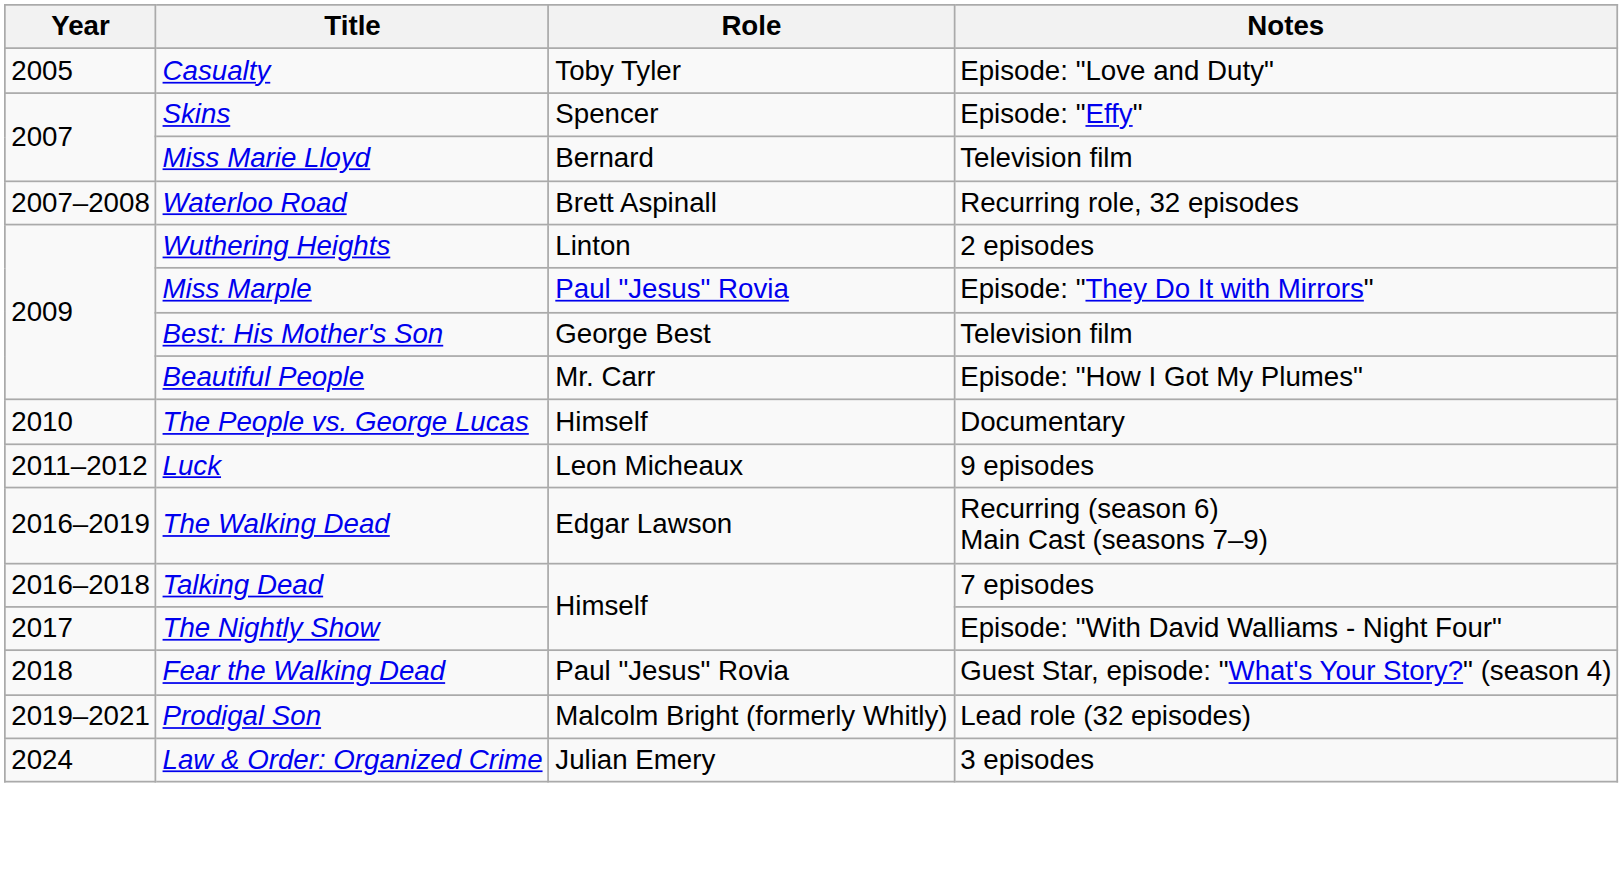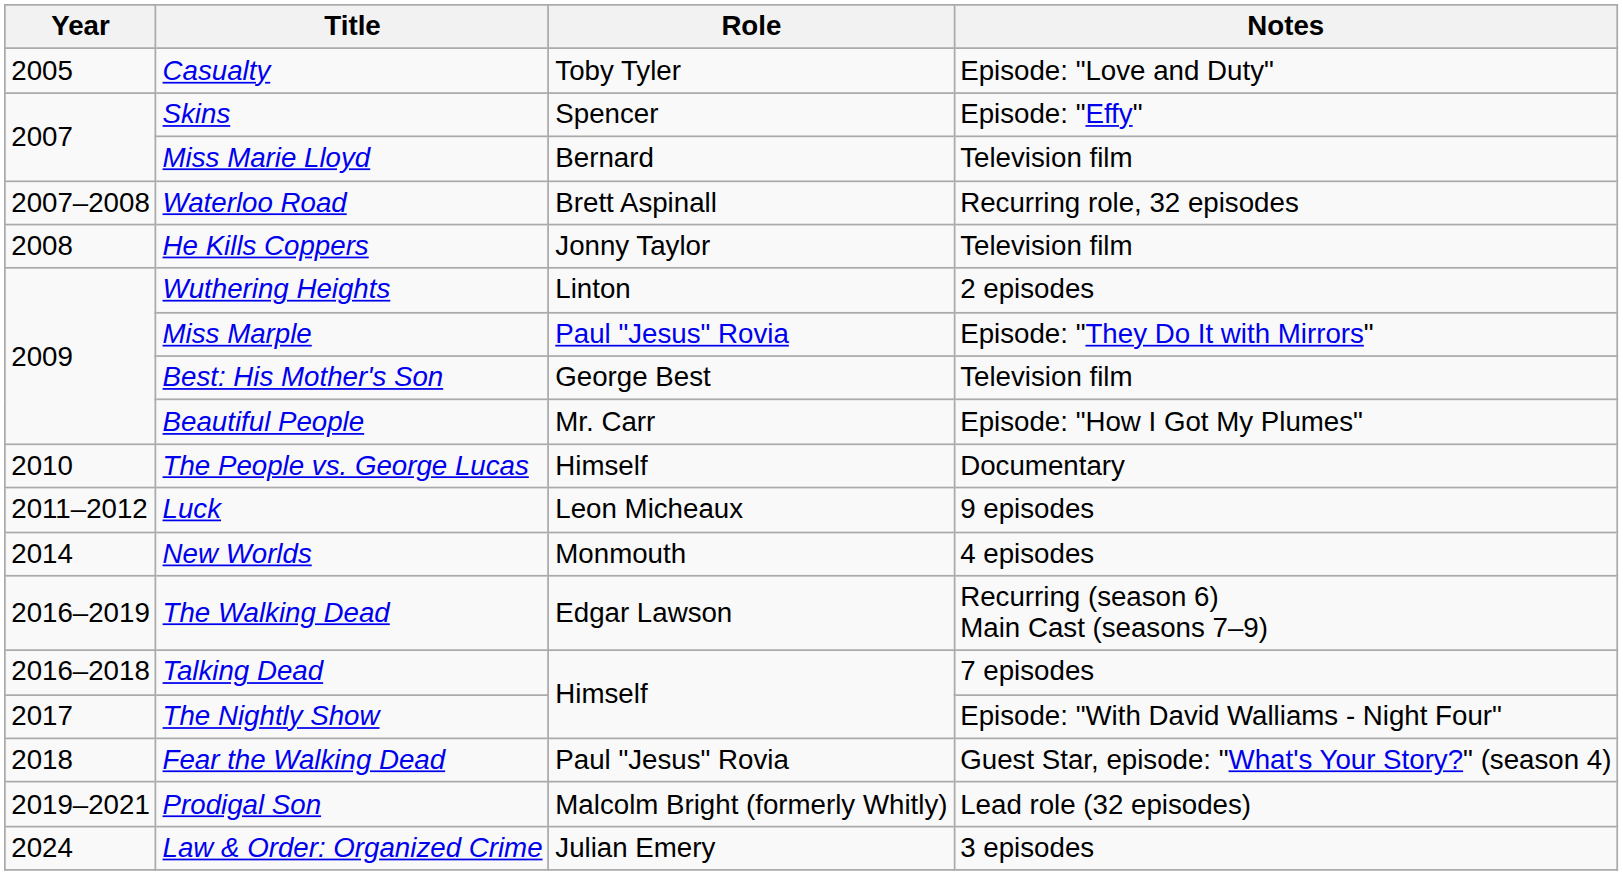+ row: (266, 245)
+ row: (237, 553)
